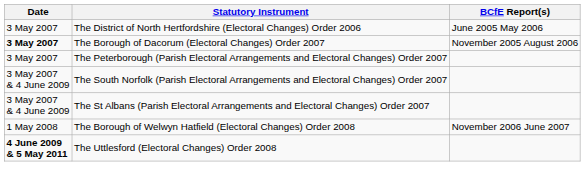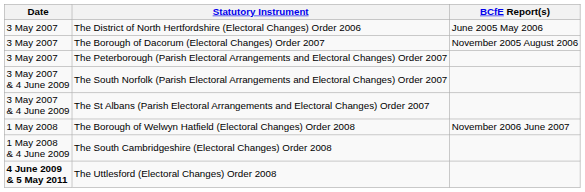(32, 43) bold -> (32, 43) normal
+ row: (203, 148)
